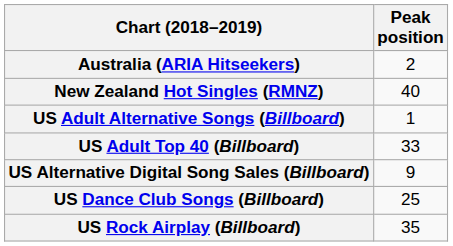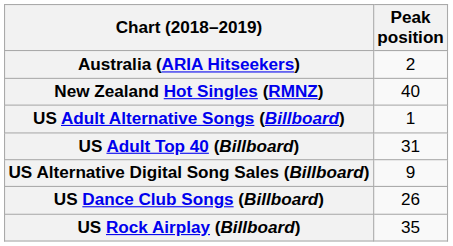(411, 145) 33 -> (411, 145) 31
(411, 200) 25 -> (411, 200) 26
